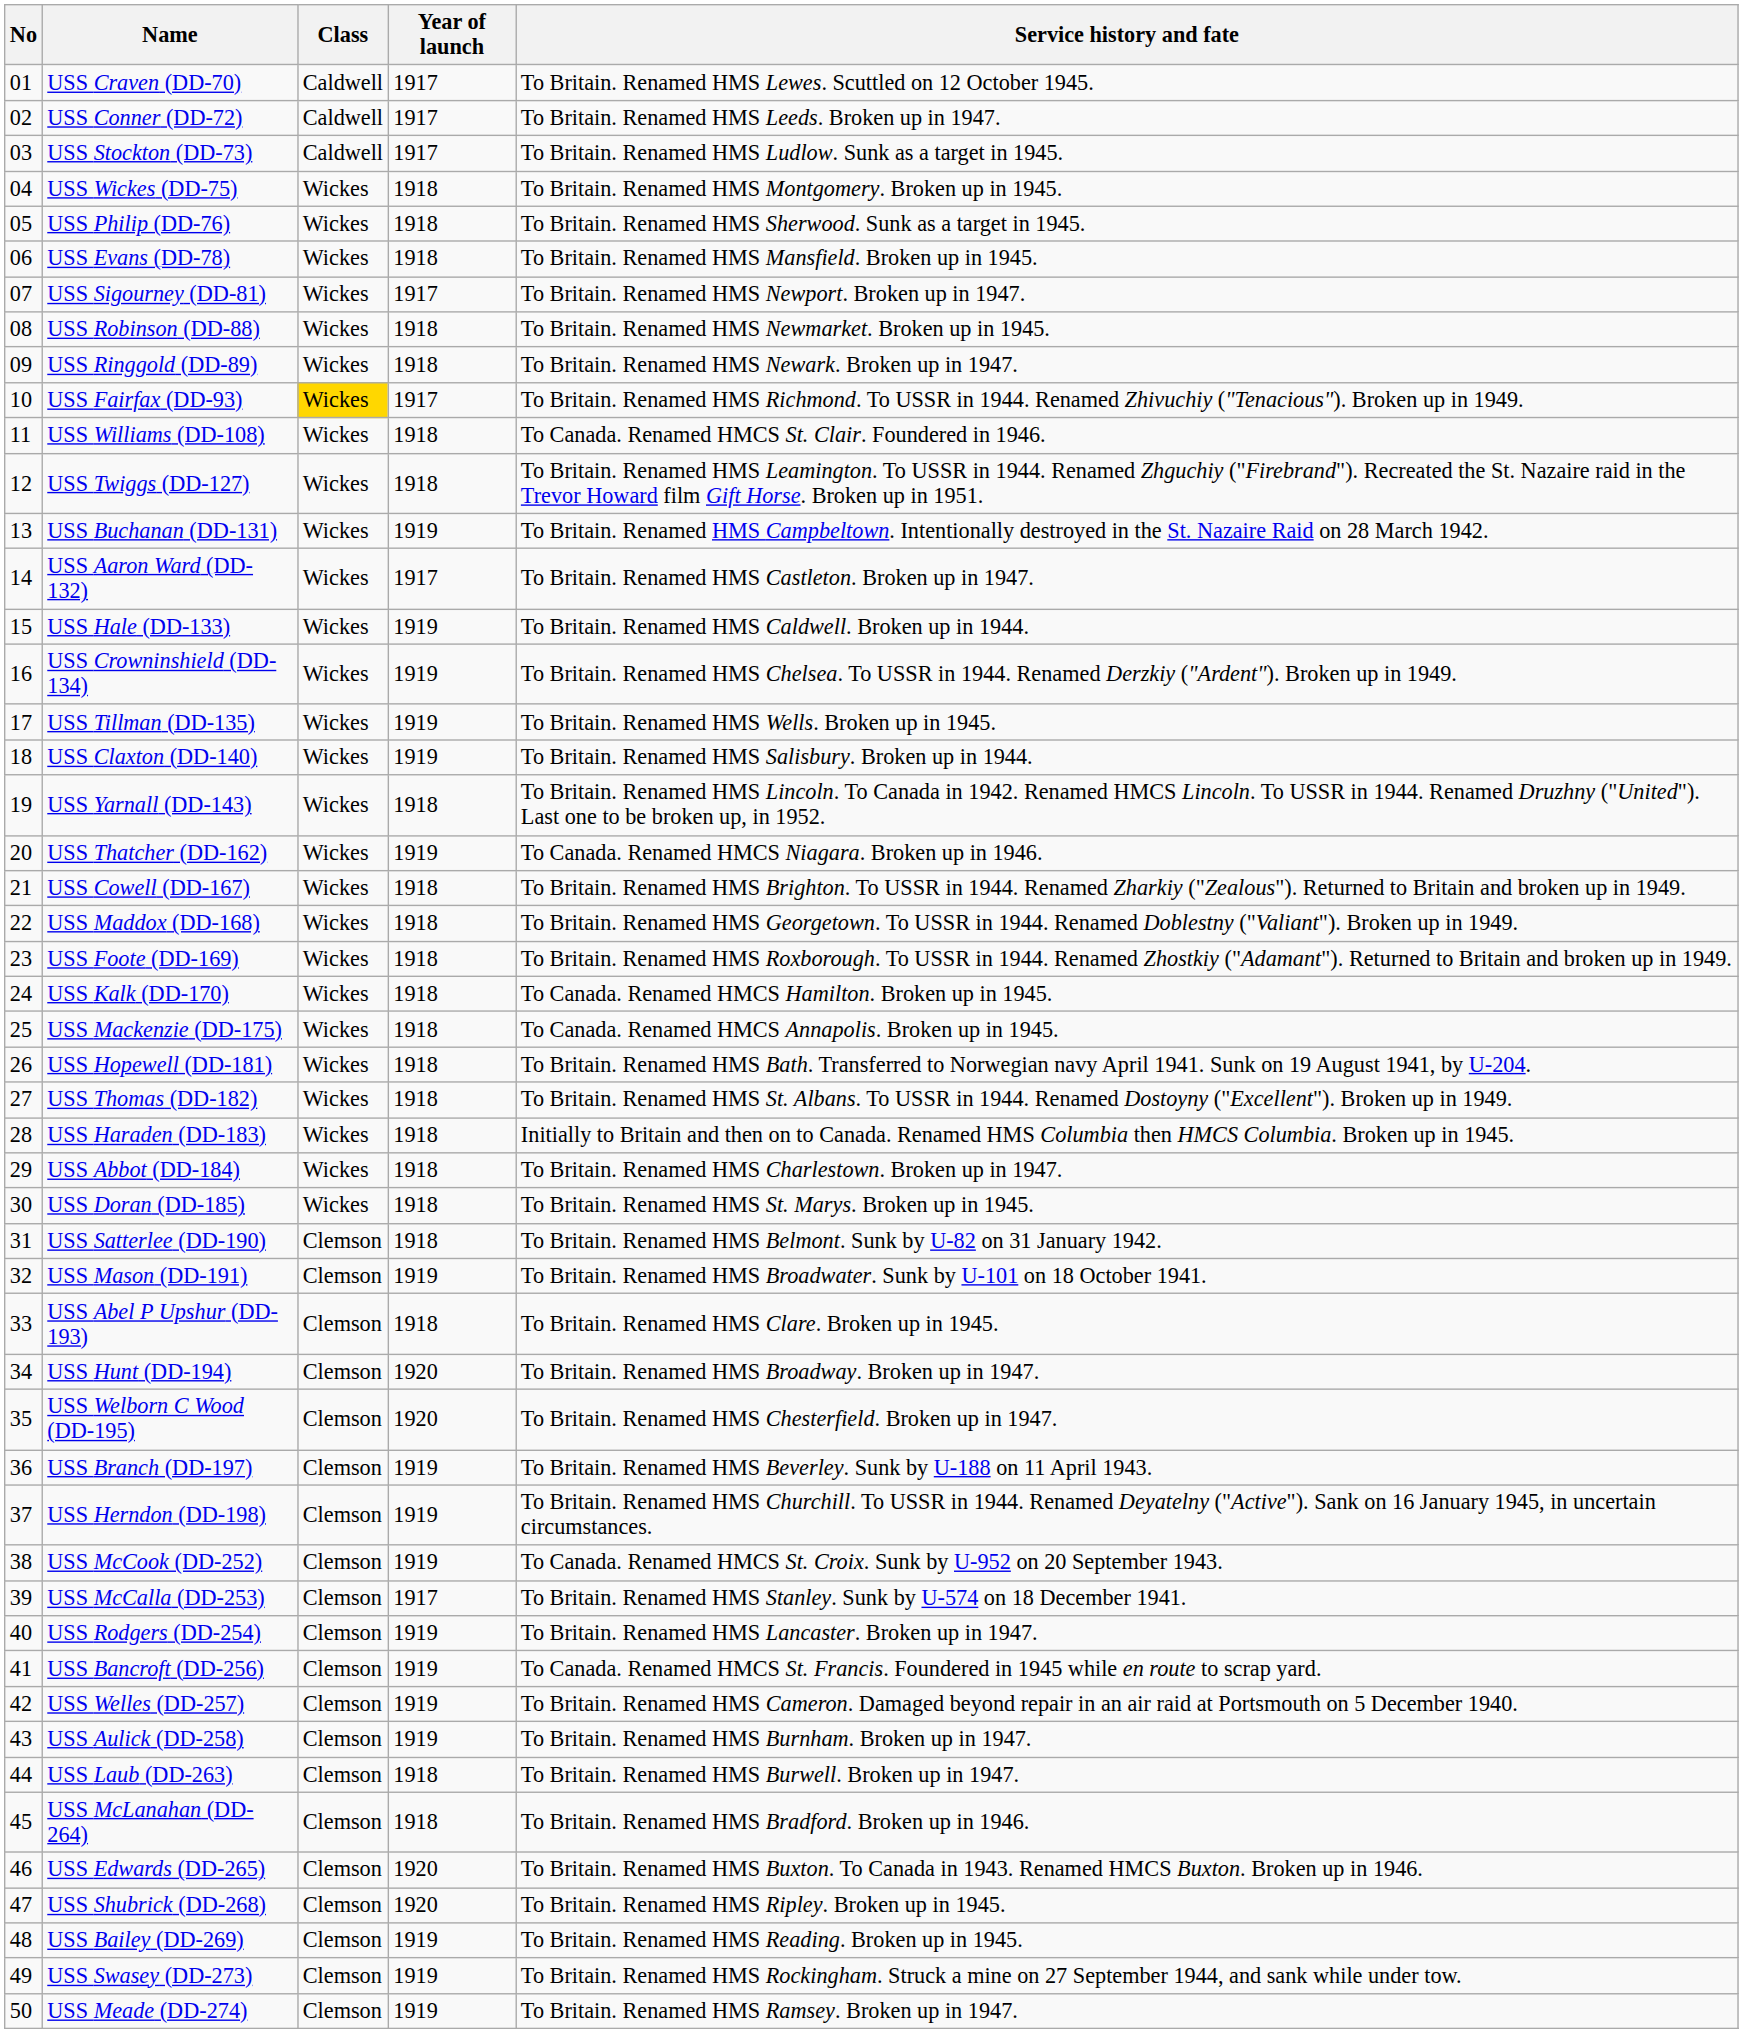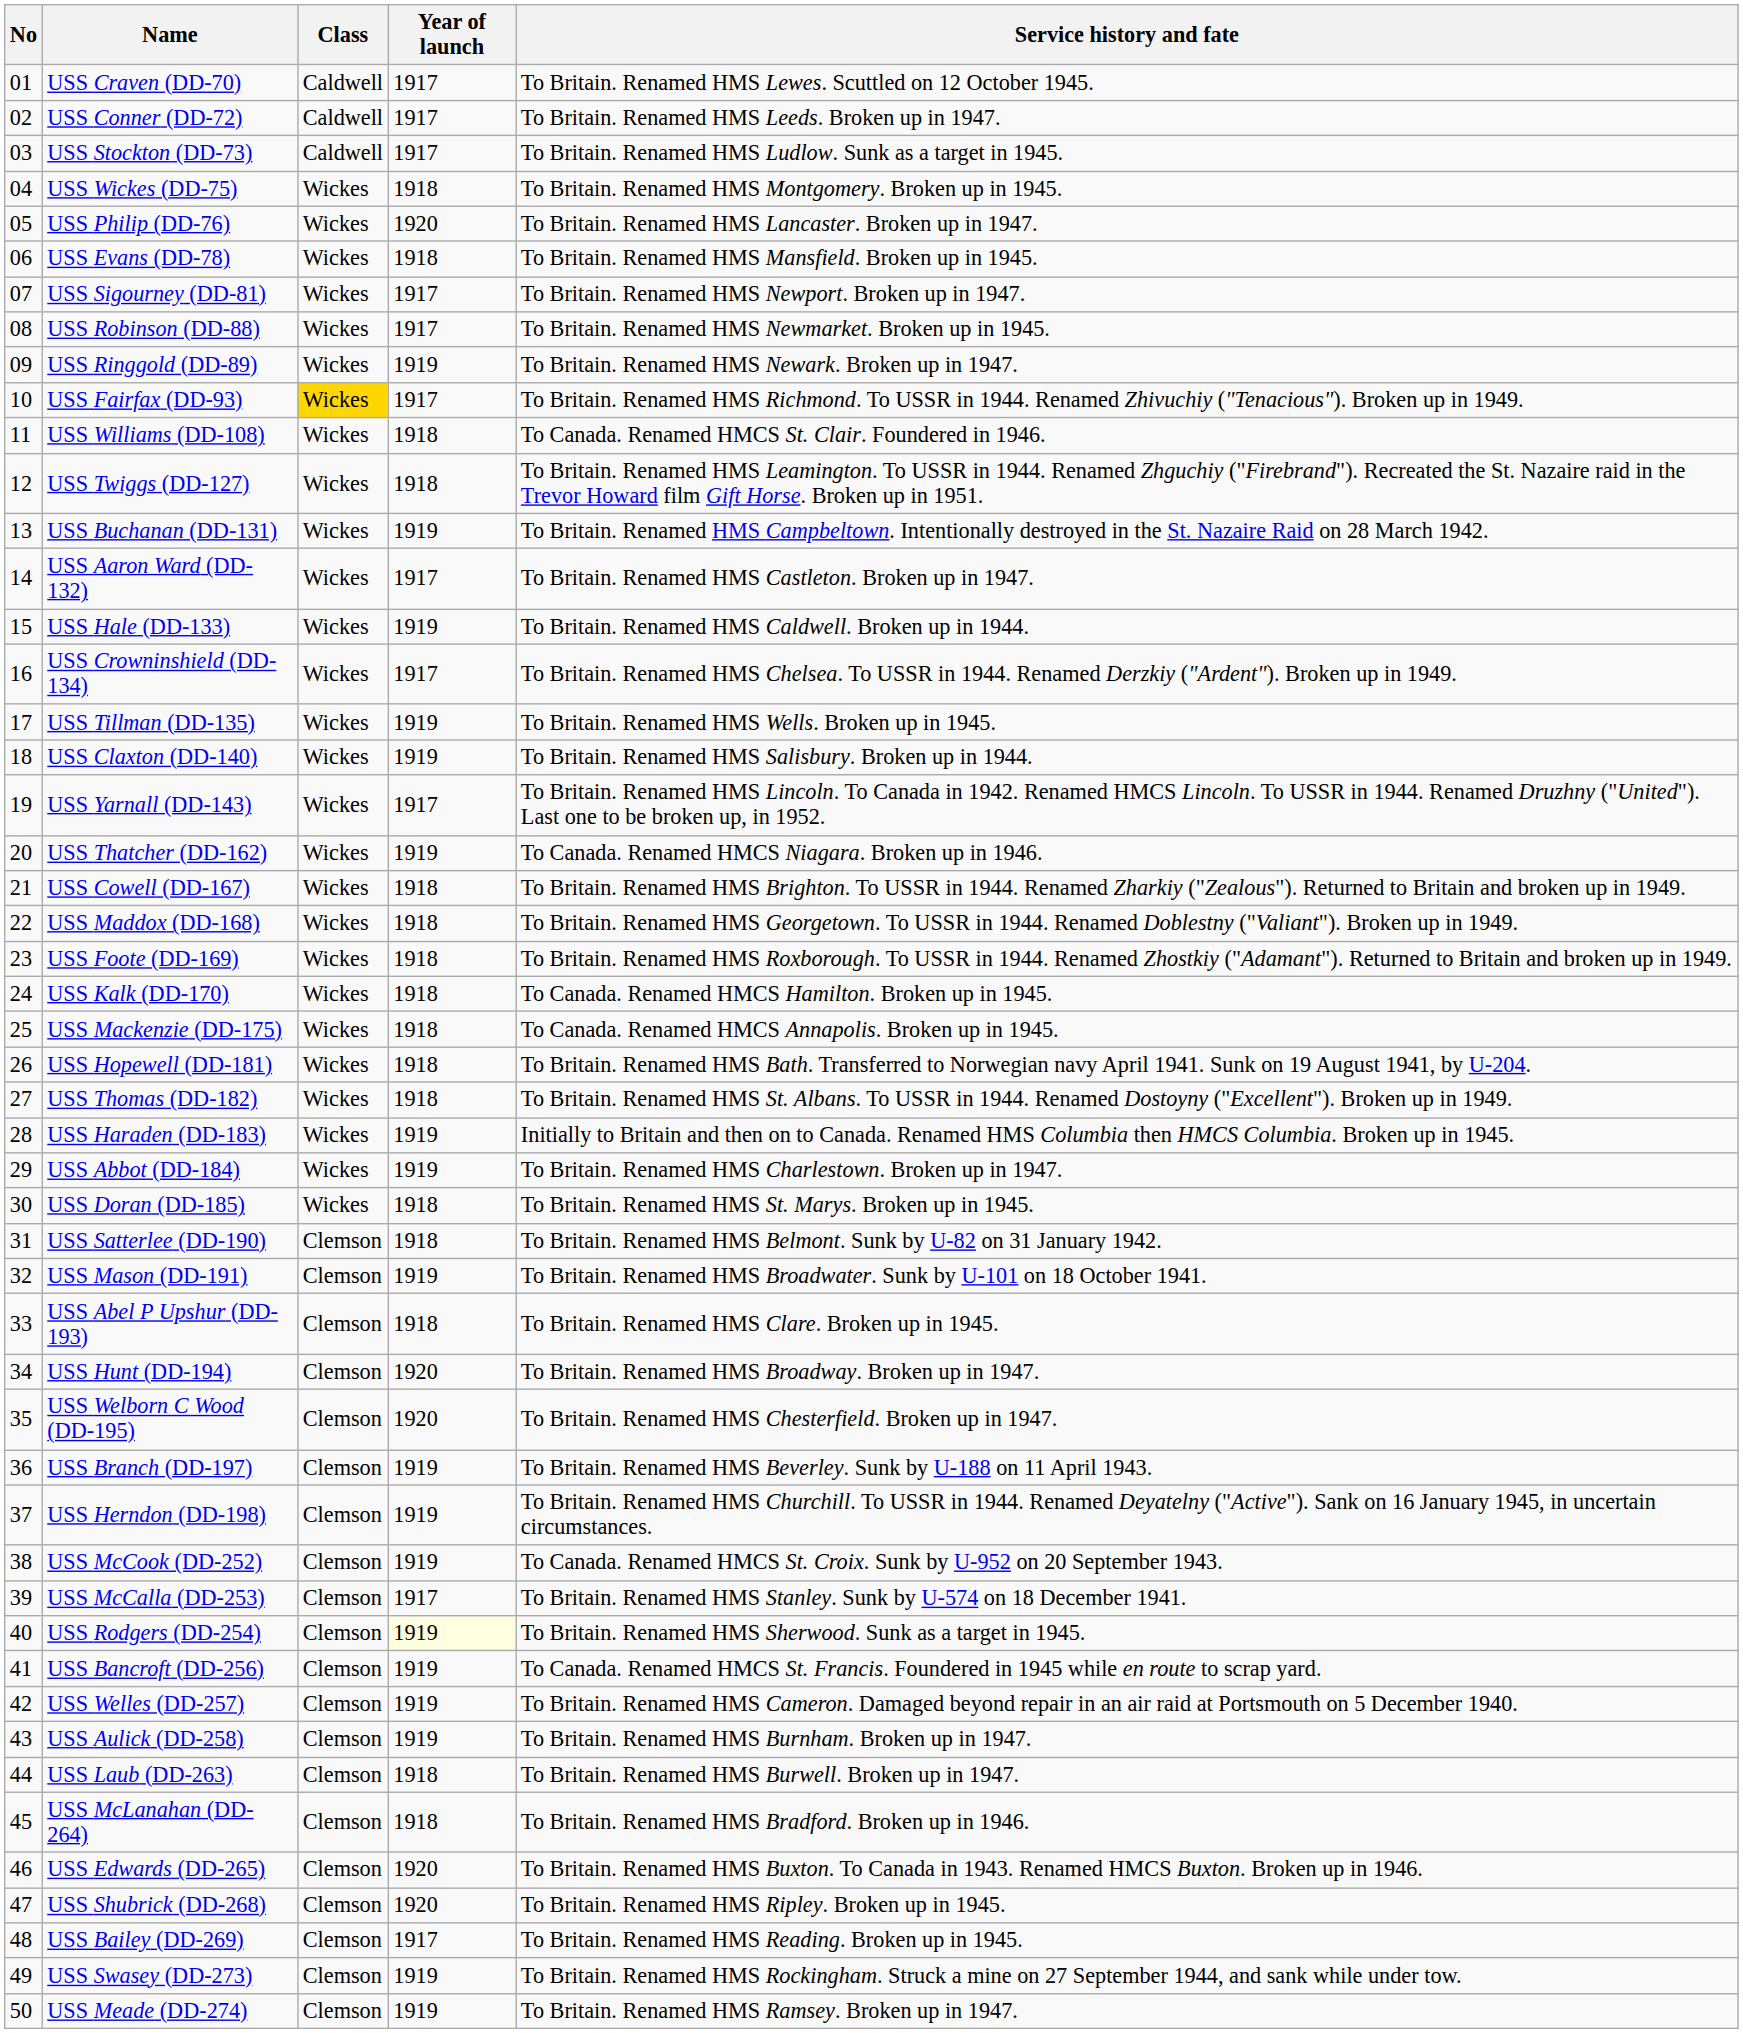(416, 223) 1918 -> (416, 223) 1920
(803, 223) To Britain. Renamed HMS Sherwood. Sunk as a target in 1945. -> (779, 223) To Britain. Renamed HMS Lancaster. Broken up in 1947.
(416, 329) 1918 -> (416, 329) 1917
(416, 364) 1918 -> (416, 364) 1919
(416, 674) 1919 -> (416, 674) 1917
(416, 804) 1918 -> (416, 804) 1917
(416, 1134) 1918 -> (416, 1134) 1919
(416, 1170) 1918 -> (416, 1170) 1919
(416, 1633) no background -> (416, 1633) lightyellow background
(779, 1633) To Britain. Renamed HMS Lancaster. Broken up in 1947. -> (803, 1633) To Britain. Renamed HMS Sherwood. Sunk as a target in 1945.
(416, 1940) 1919 -> (416, 1940) 1917
